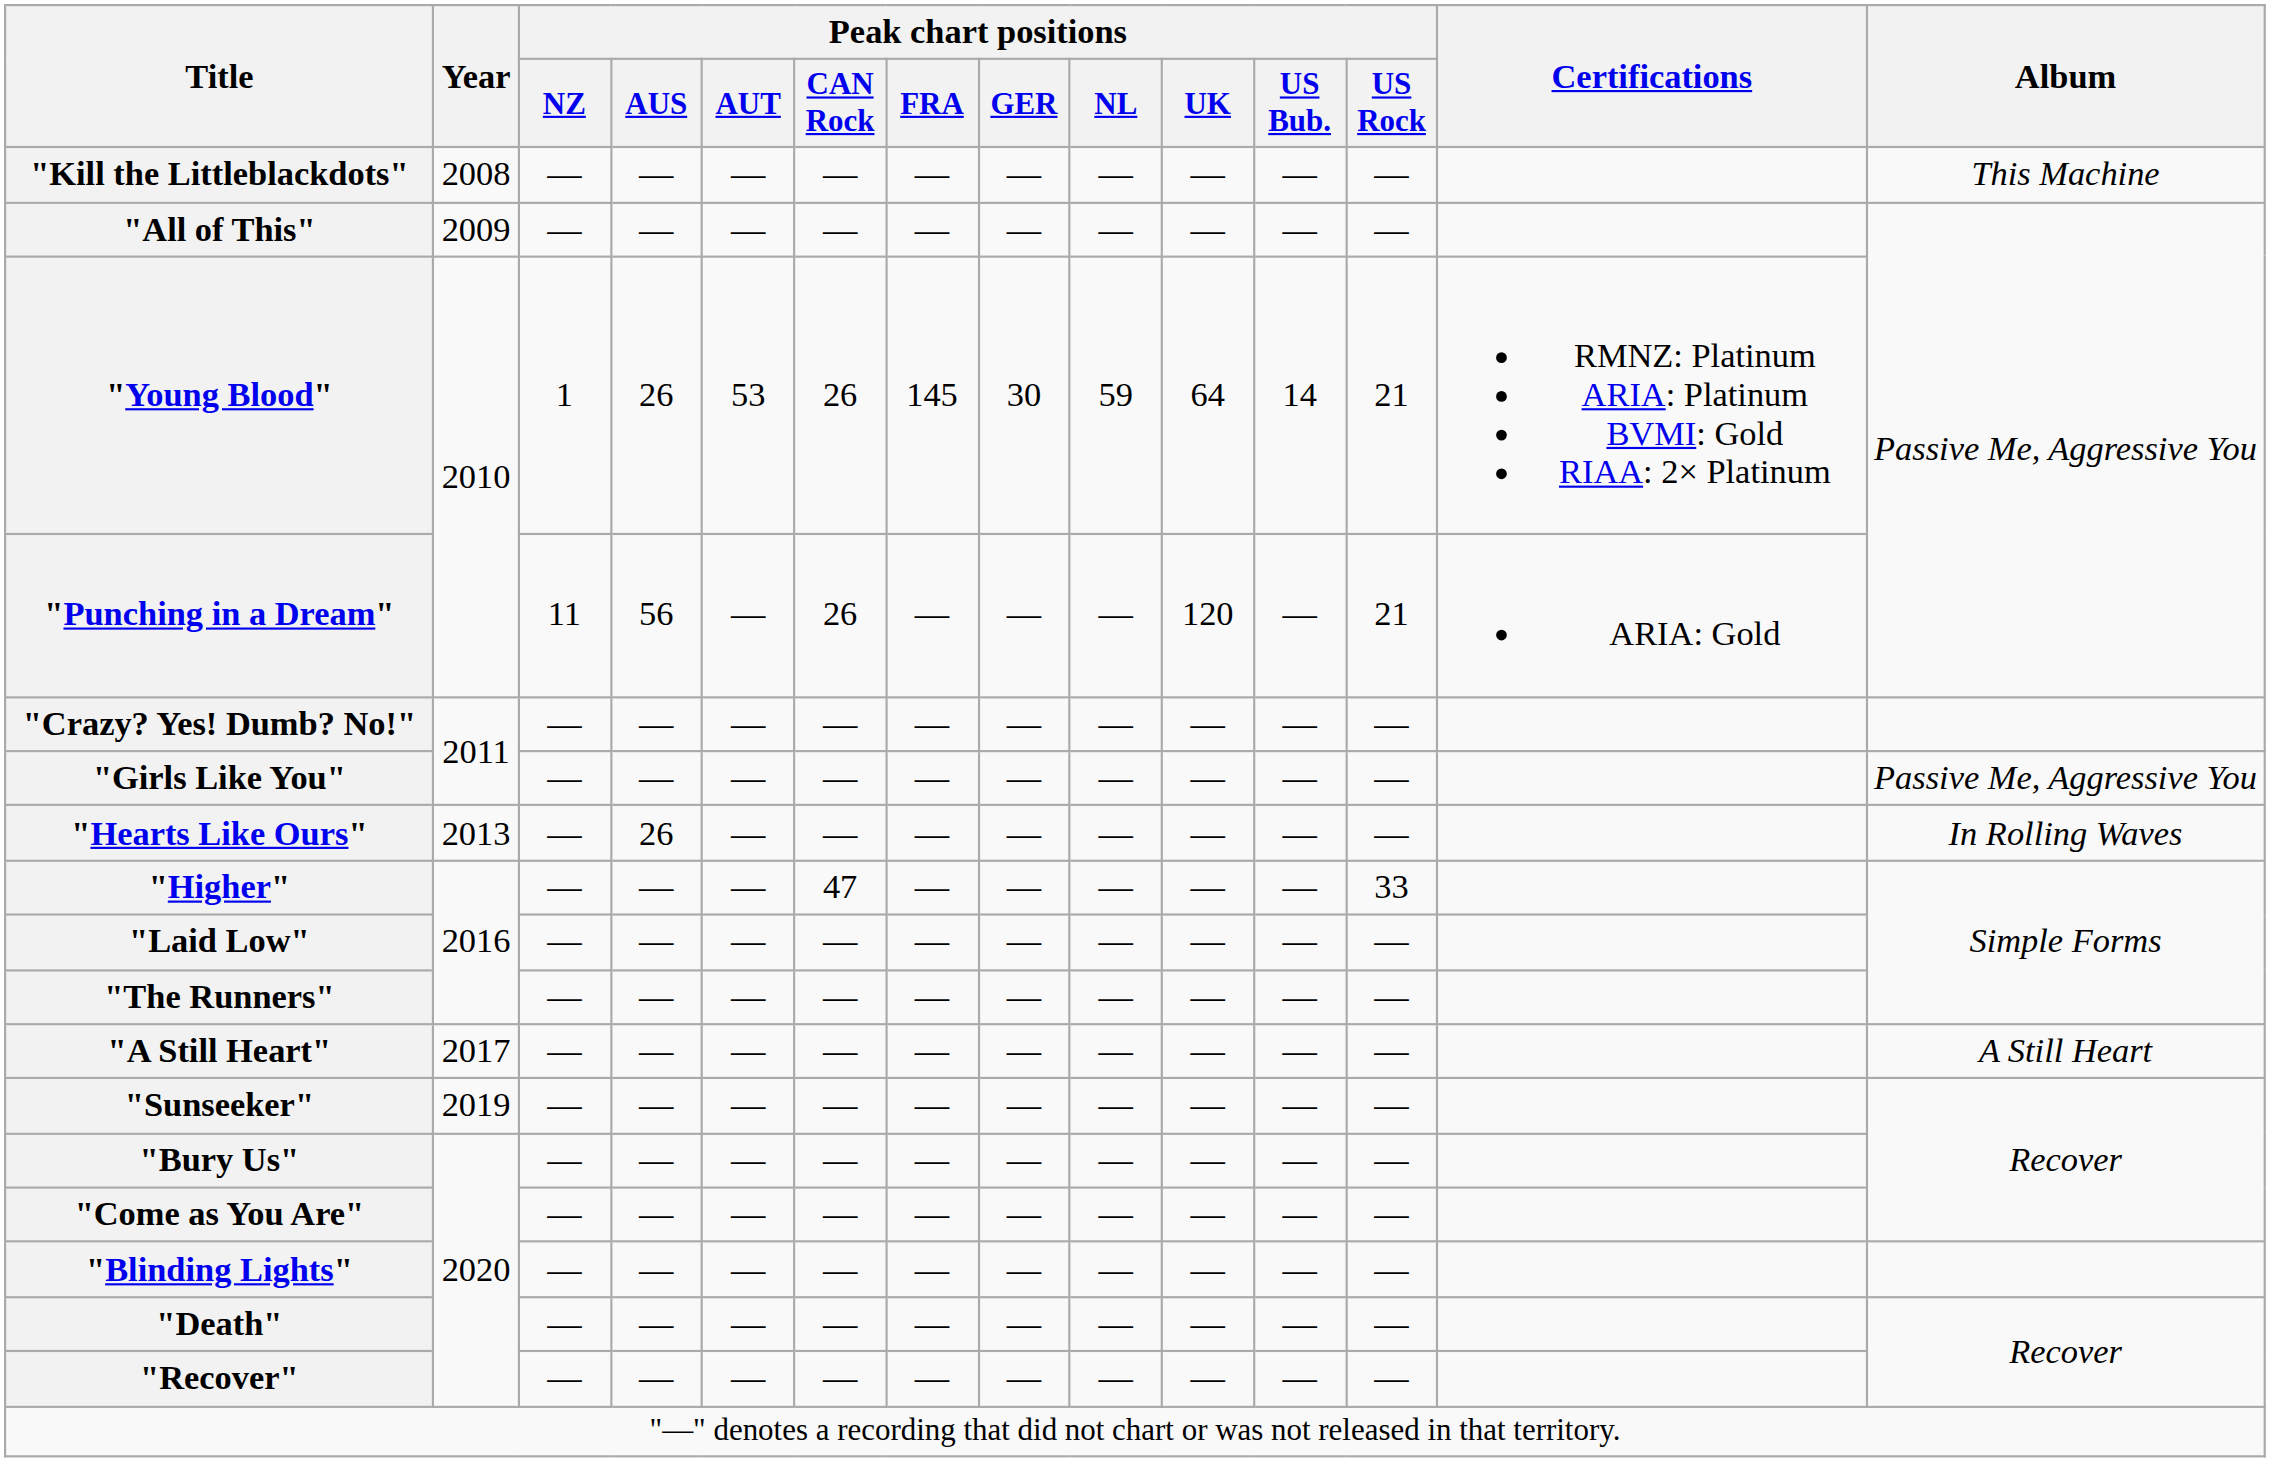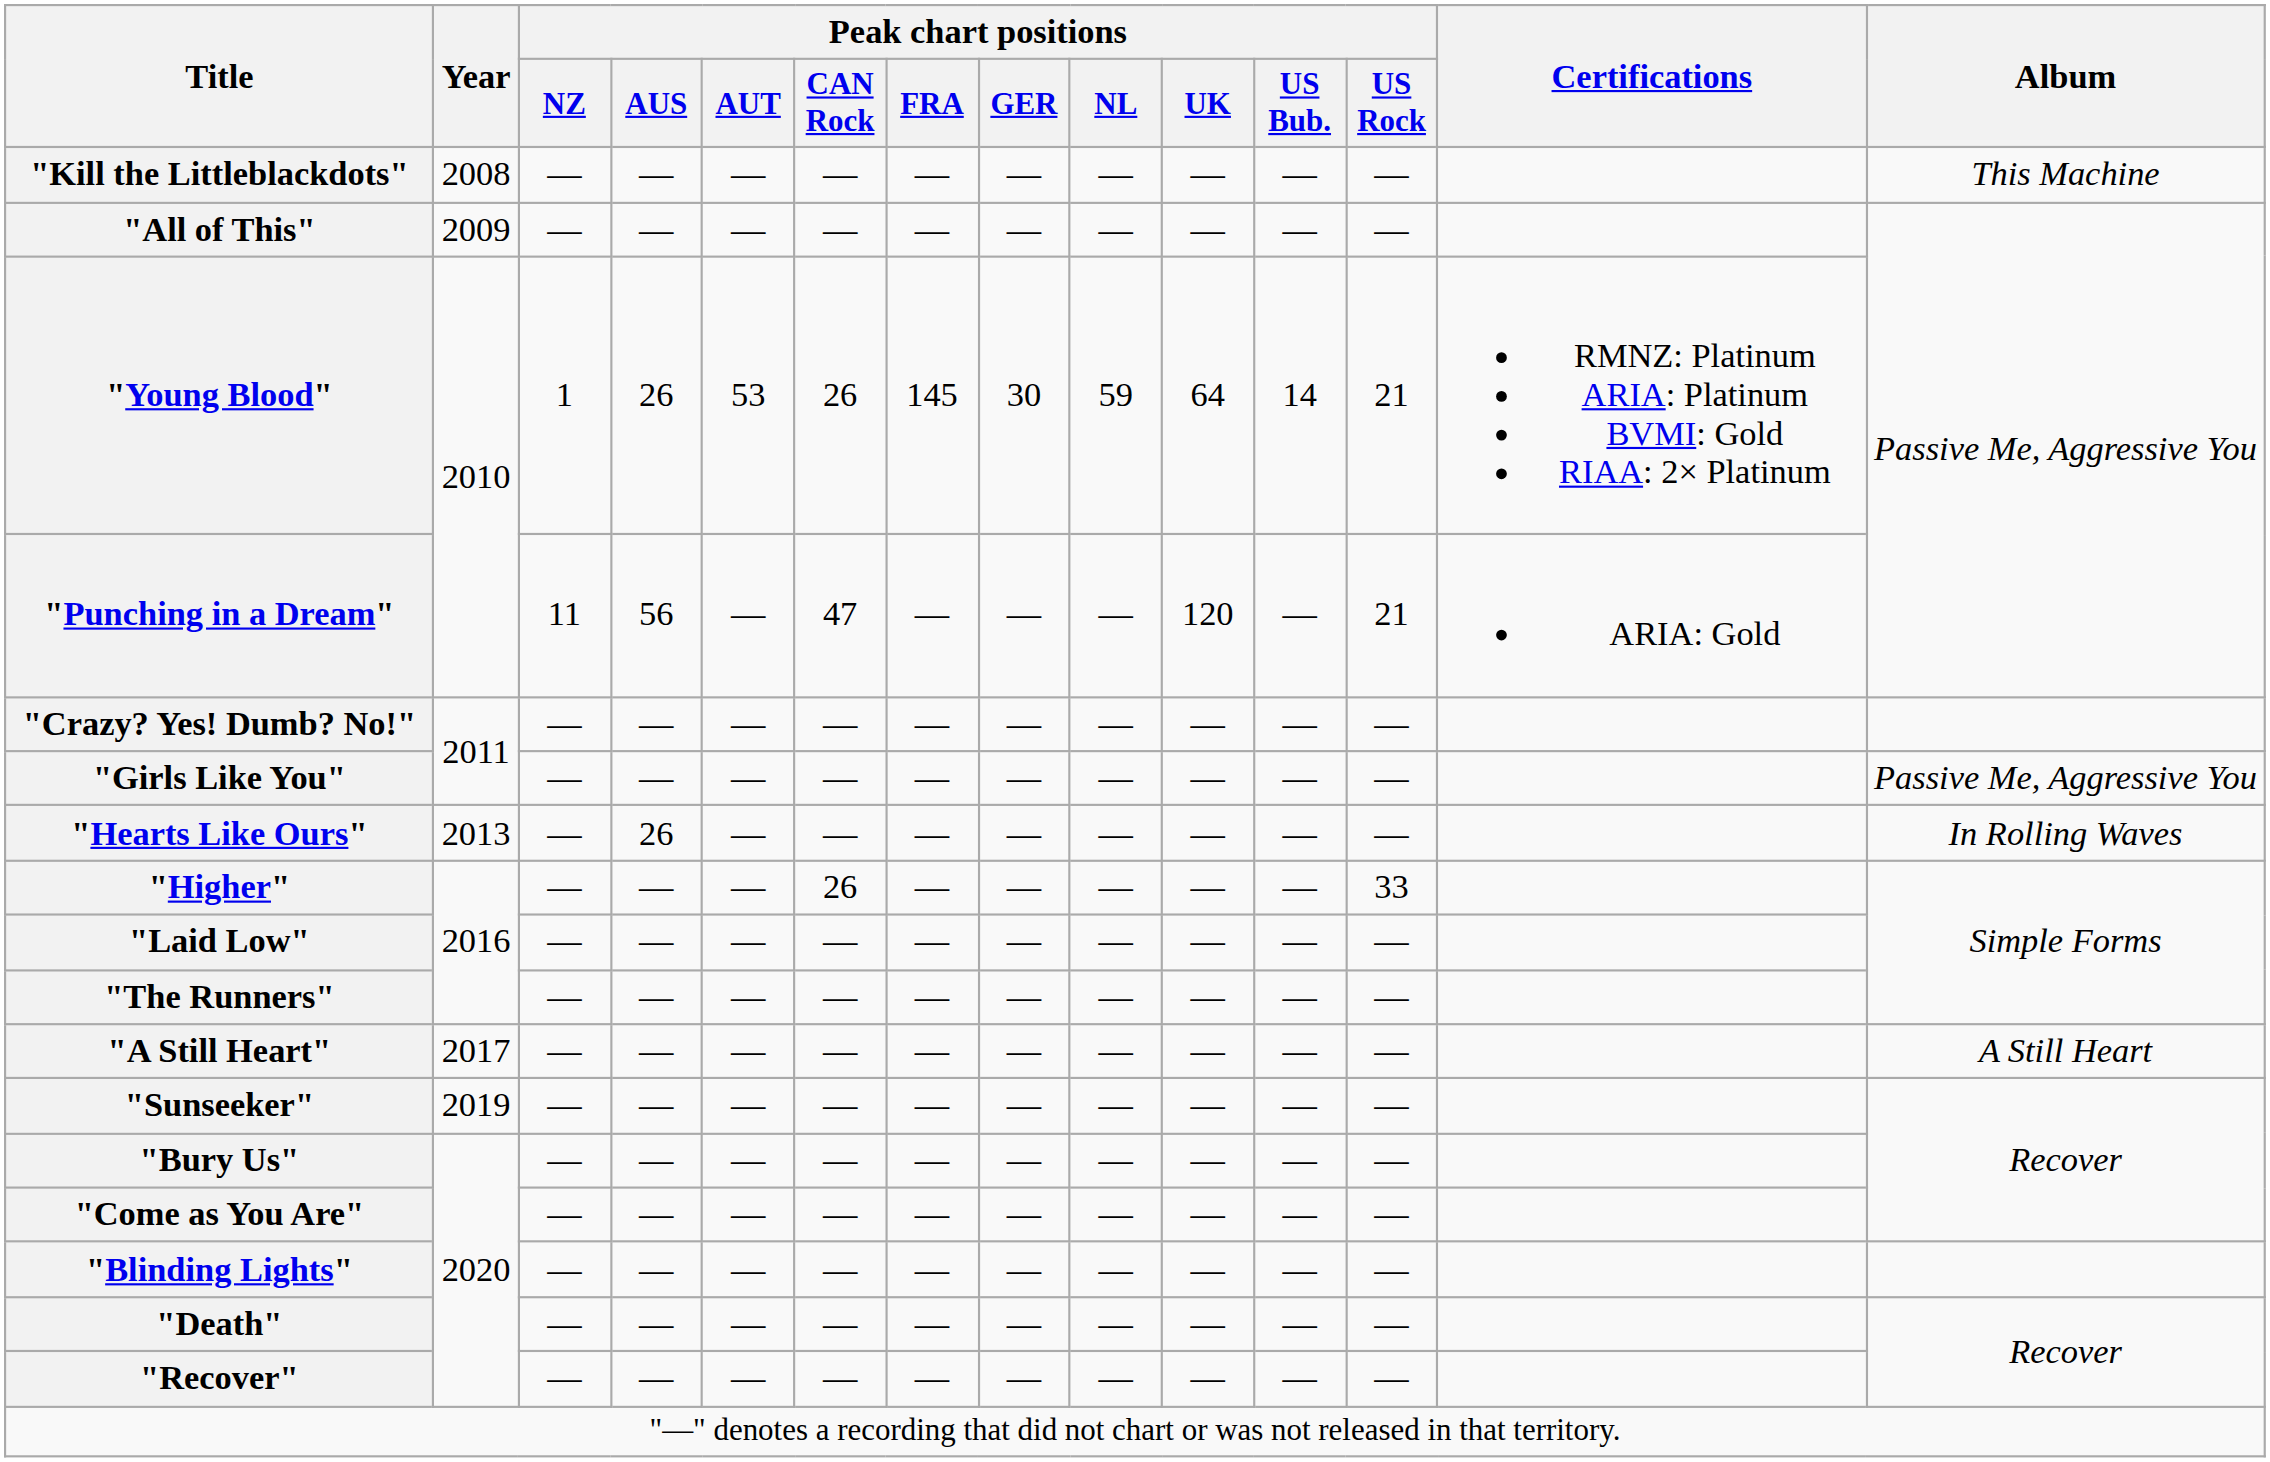(840, 614) 26 -> (840, 614) 47
(840, 886) 47 -> (840, 886) 26
